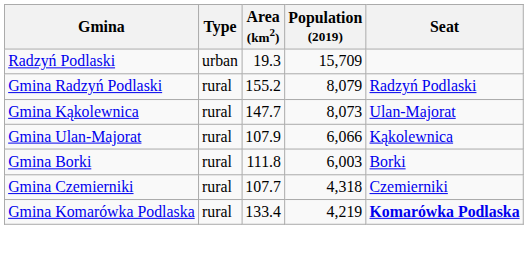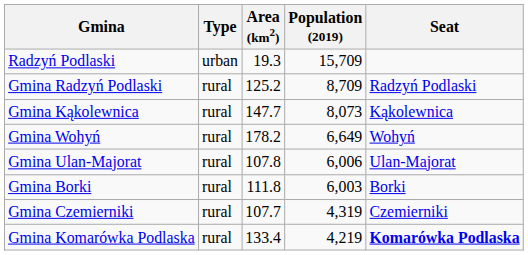(263, 86) 155.2 -> (263, 86) 125.2
(344, 86) 8,079 -> (344, 86) 8,709
(413, 111) Ulan-Majorat -> (411, 111) Kąkolewnica
+ row: (54, 136)
(263, 136) 107.9 -> (263, 161) 107.8
(344, 136) 6,066 -> (344, 161) 6,006
(411, 136) Kąkolewnica -> (413, 161) Ulan-Majorat
(344, 187) 4,318 -> (344, 212) 4,319
